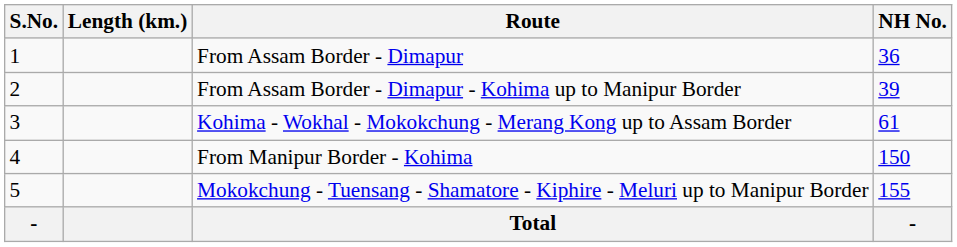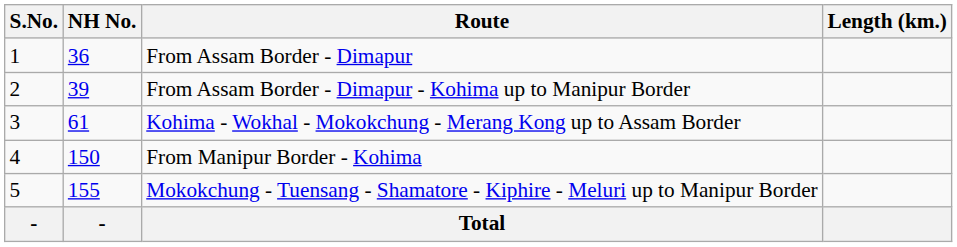columns swapped: (913, 21) <-> (128, 21)
